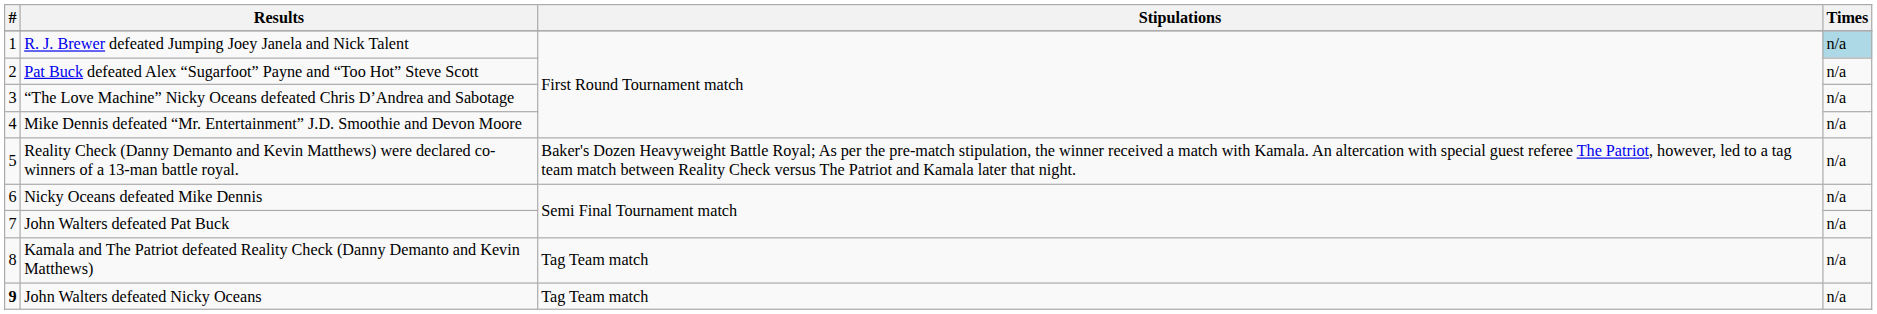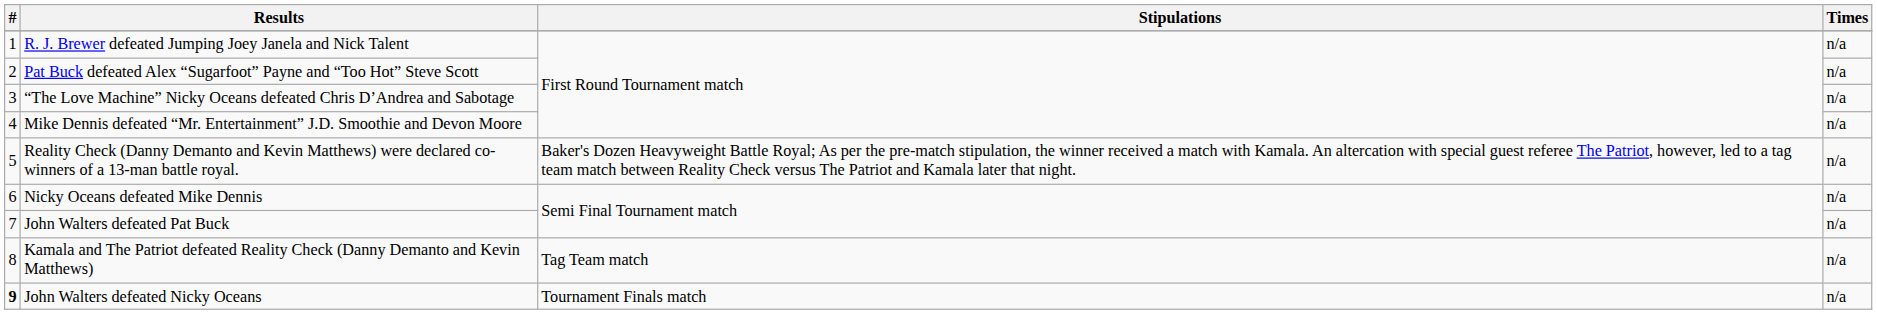(1836, 44) lightblue background -> (1836, 44) no background
(595, 295) Tag Team match -> (624, 295) Tournament Finals match
